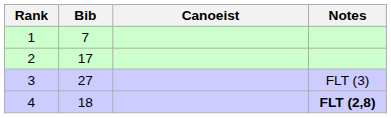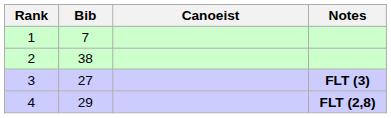(85, 59) 17 -> (85, 59) 38
(348, 81) normal -> (348, 81) bold
(85, 102) 18 -> (85, 102) 29
